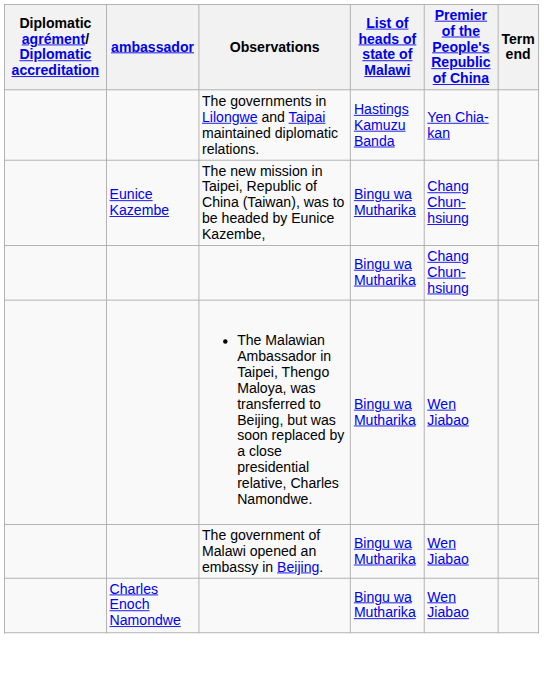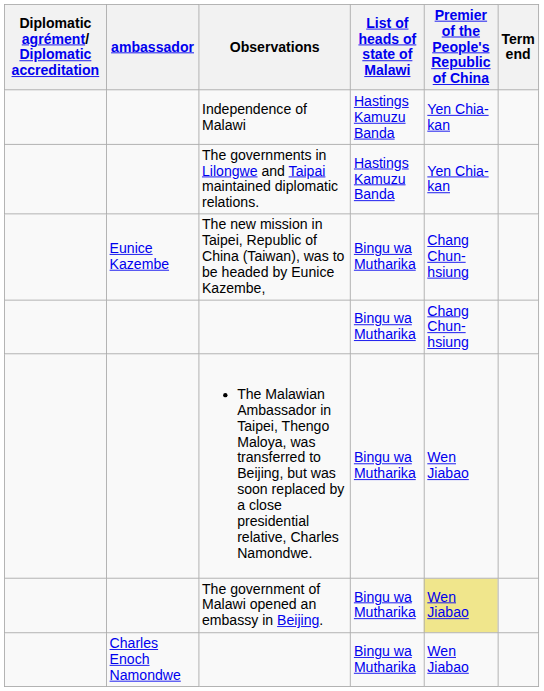+ row: (153, 117)
(448, 551) no background -> (448, 605) khaki background
